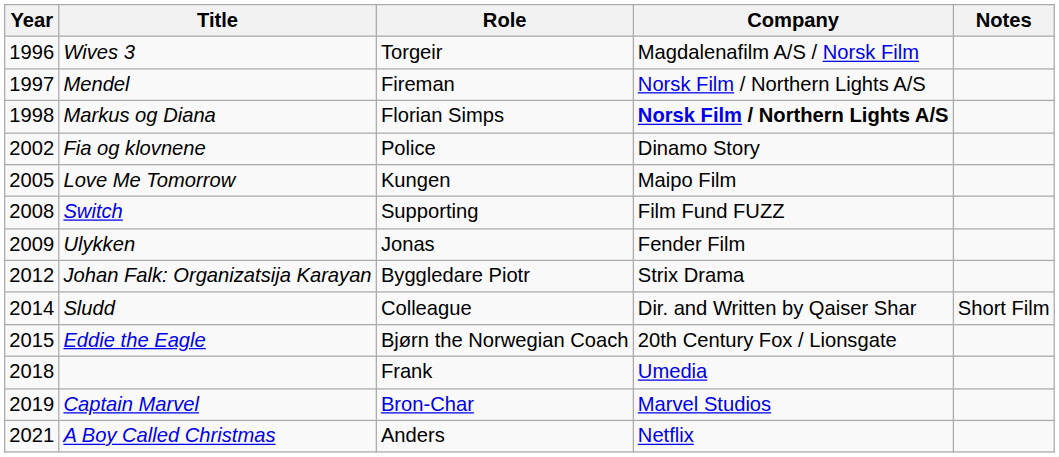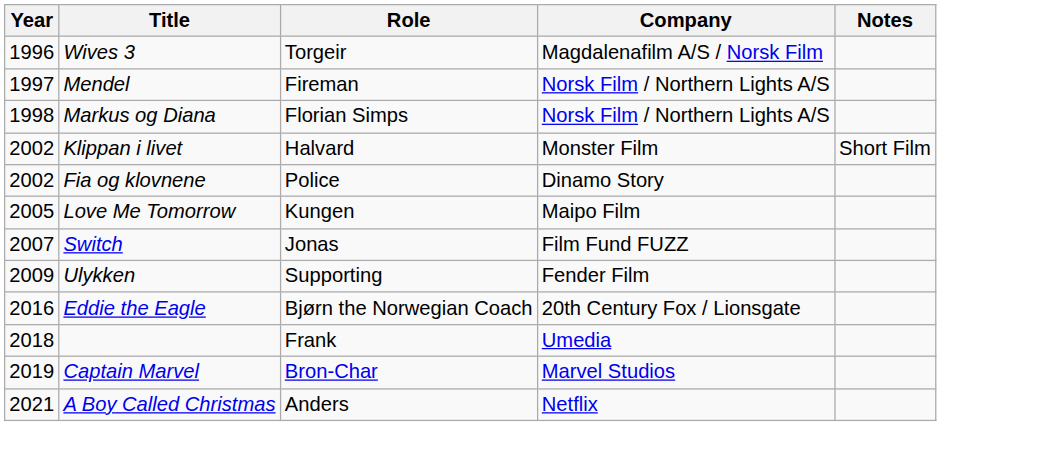(793, 116) bold -> (686, 116) normal
+ row: (123, 148)
(32, 212) 2008 -> (32, 244) 2007
(430, 212) Supporting -> (312, 244) Jonas
(408, 244) Jonas -> (334, 276) Supporting
- row: (218, 276)
- row: (89, 308)
(32, 340) 2015 -> (32, 308) 2016
